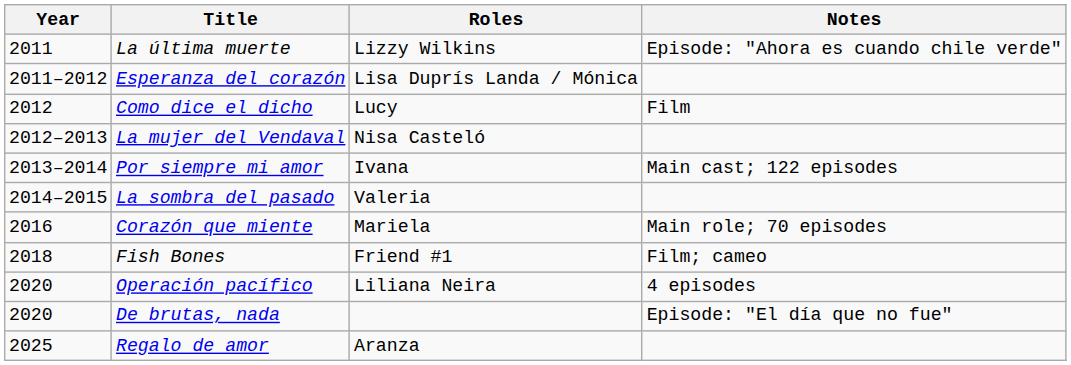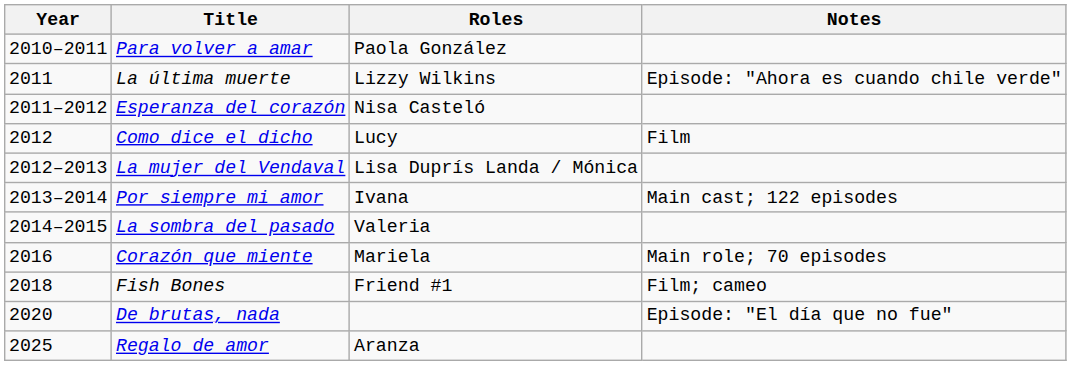+ row: (214, 49)
(496, 79) Lisa Duprís Landa / Mónica -> (420, 109) Nisa Casteló
(420, 138) Nisa Casteló -> (496, 168) Lisa Duprís Landa / Mónica
- row: (214, 286)
